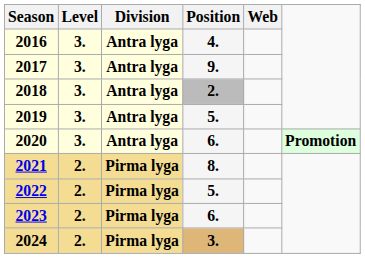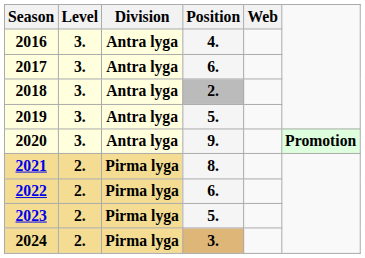(213, 66) 9. -> (213, 66) 6.
(213, 141) 6. -> (213, 141) 9.
(213, 191) 5. -> (213, 191) 6.
(213, 215) 6. -> (213, 215) 5.
